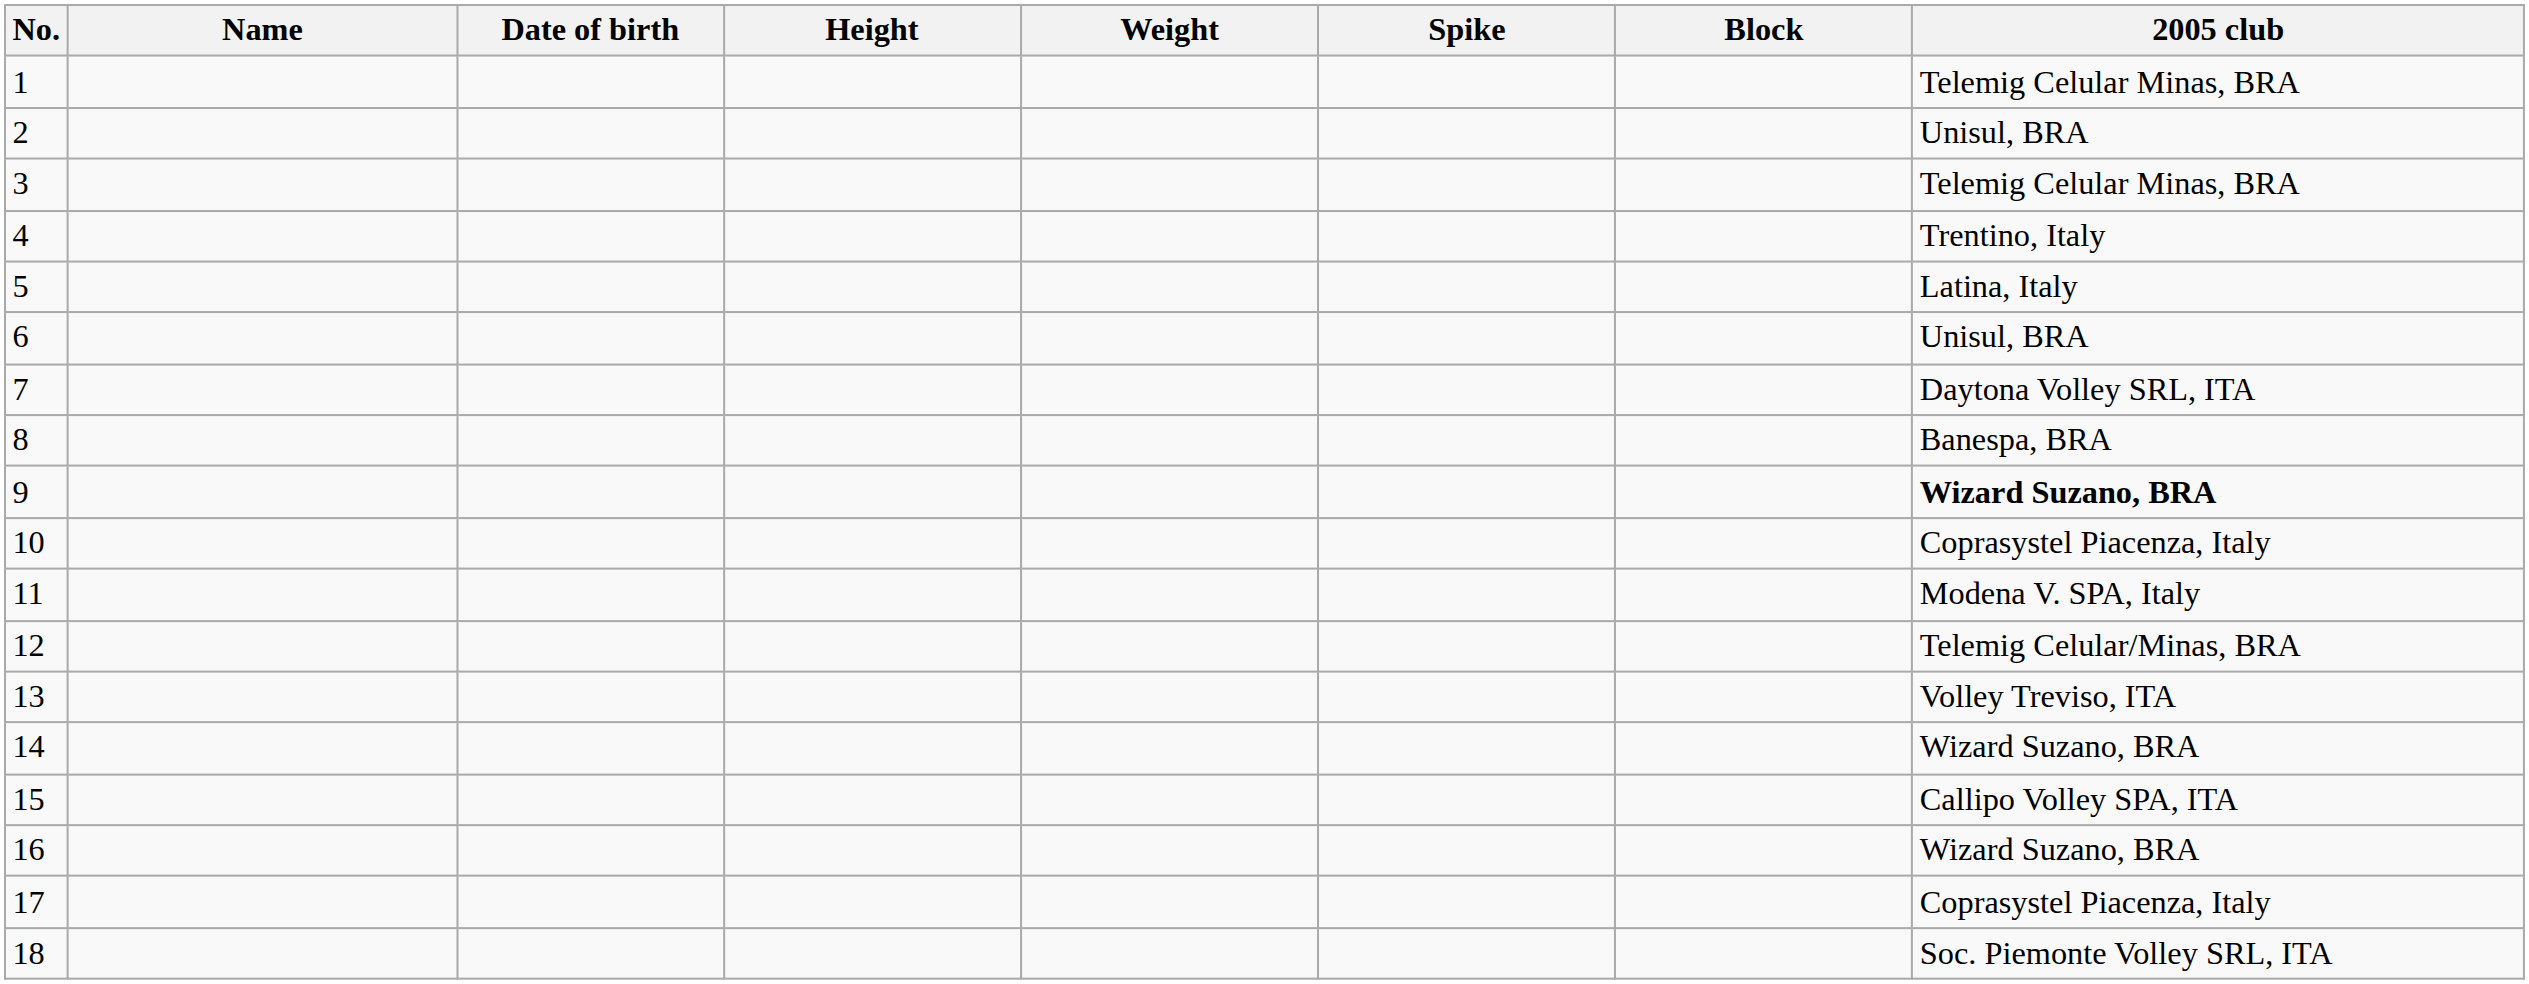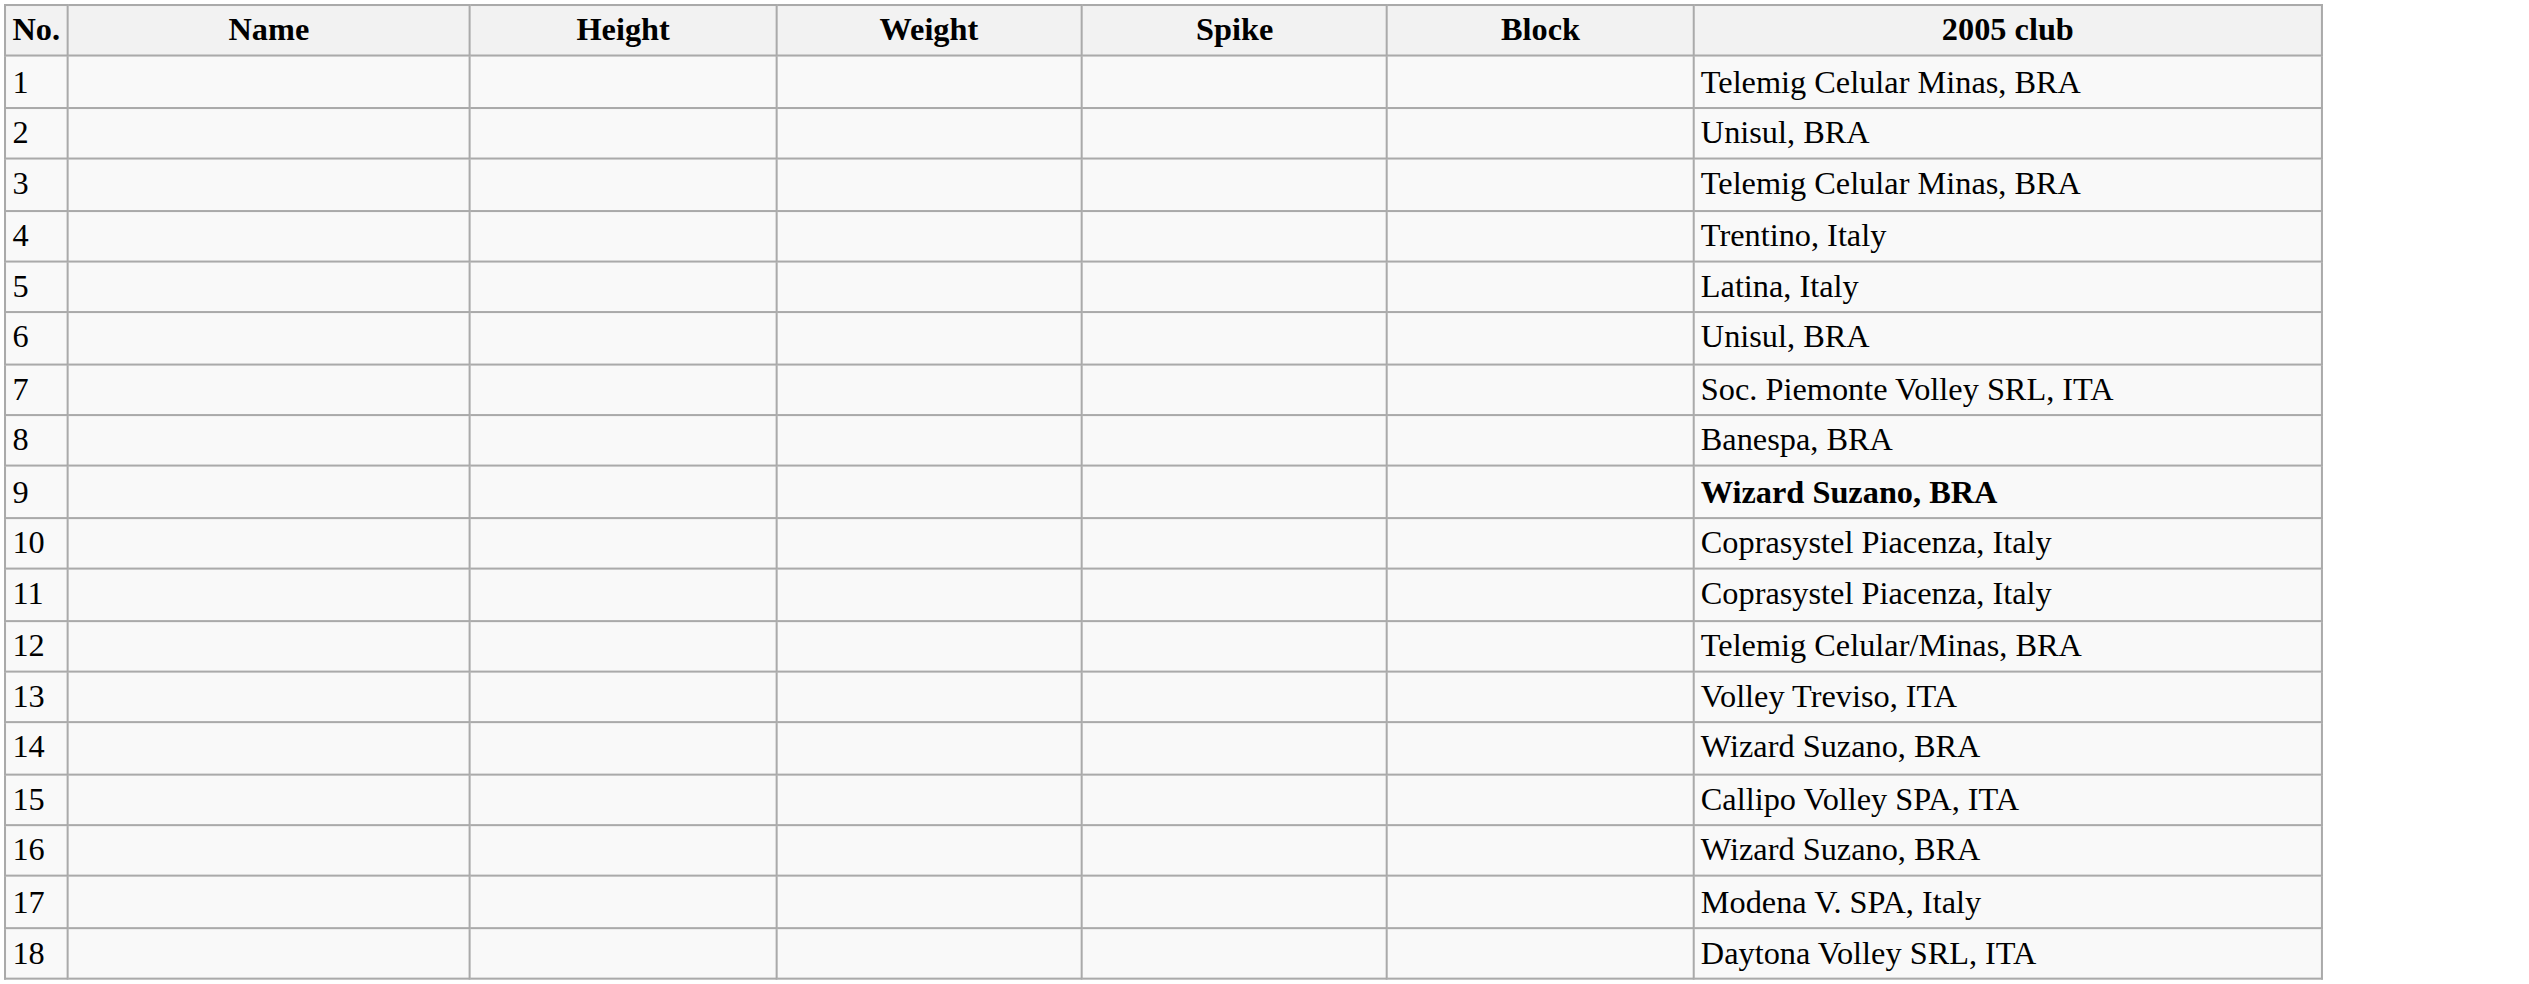- column: (590, 30)
(2088, 388) Daytona Volley SRL, ITA -> (1907, 388) Soc. Piemonte Volley SRL, ITA
(2060, 593) Modena V. SPA, Italy -> (1876, 593) Coprasystel Piacenza, Italy
(2095, 901) Coprasystel Piacenza, Italy -> (1841, 901) Modena V. SPA, Italy
(2126, 952) Soc. Piemonte Volley SRL, ITA -> (1869, 952) Daytona Volley SRL, ITA
